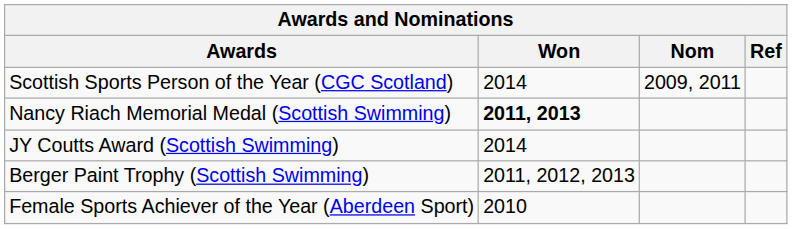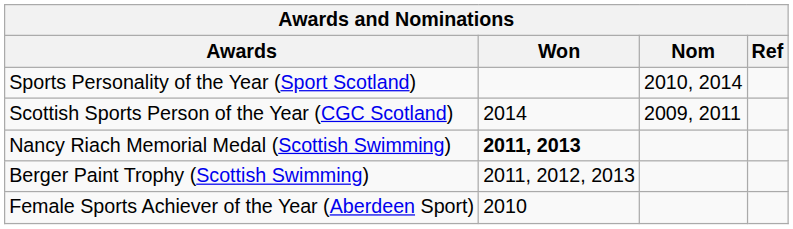+ row: (213, 82)
- row: (174, 144)
